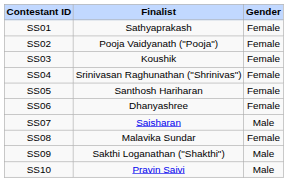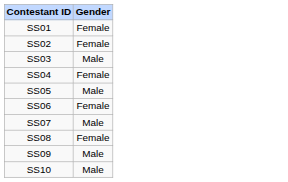- column: (159, 12)
(263, 59) Female -> (93, 59) Male
(263, 91) Female -> (93, 91) Male
